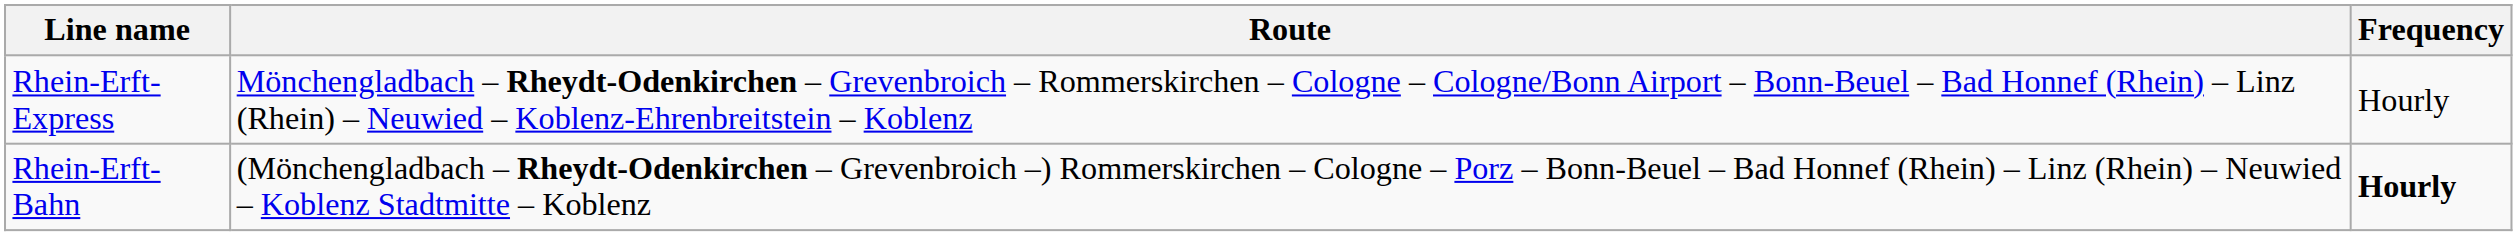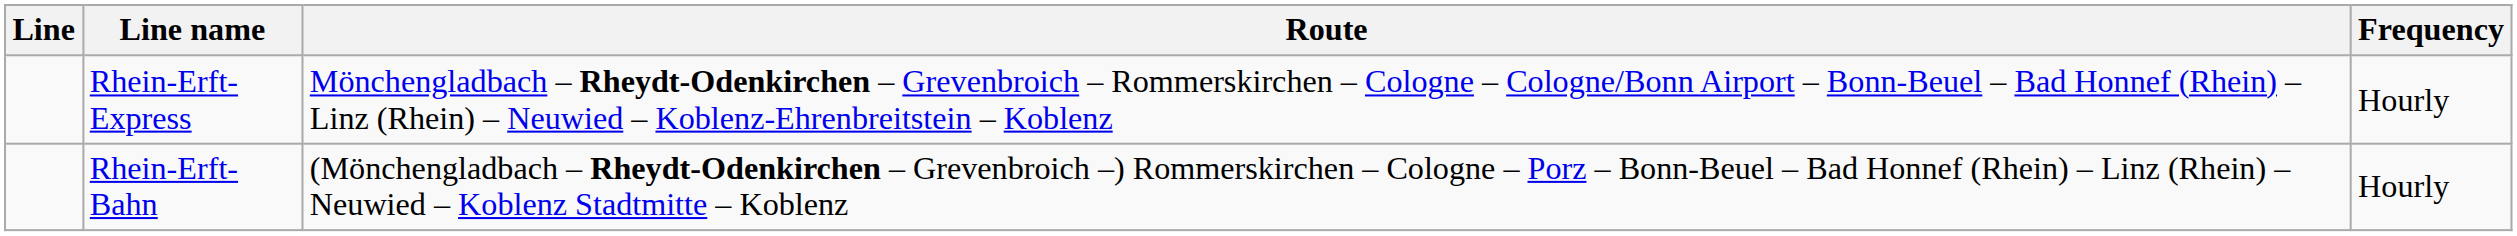+ column: (44, 30)
(2407, 186) bold -> (2404, 186) normal
